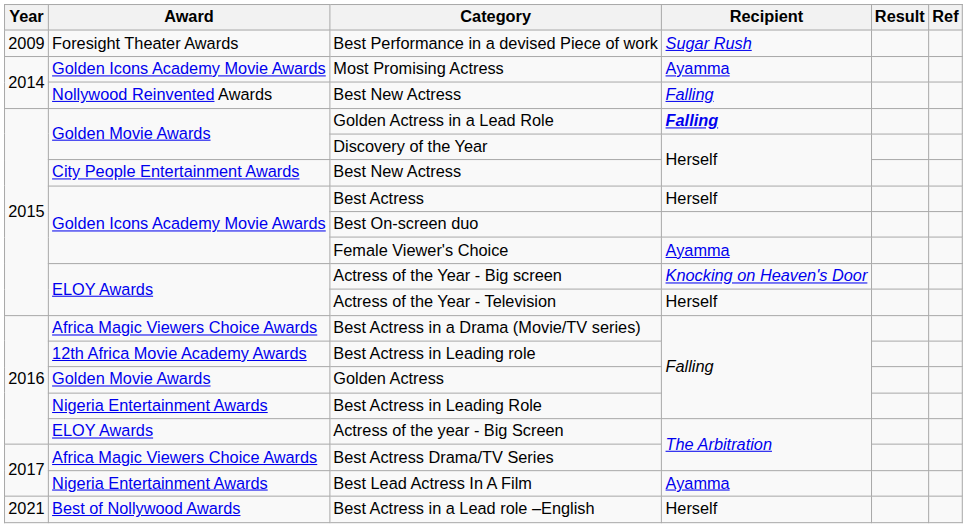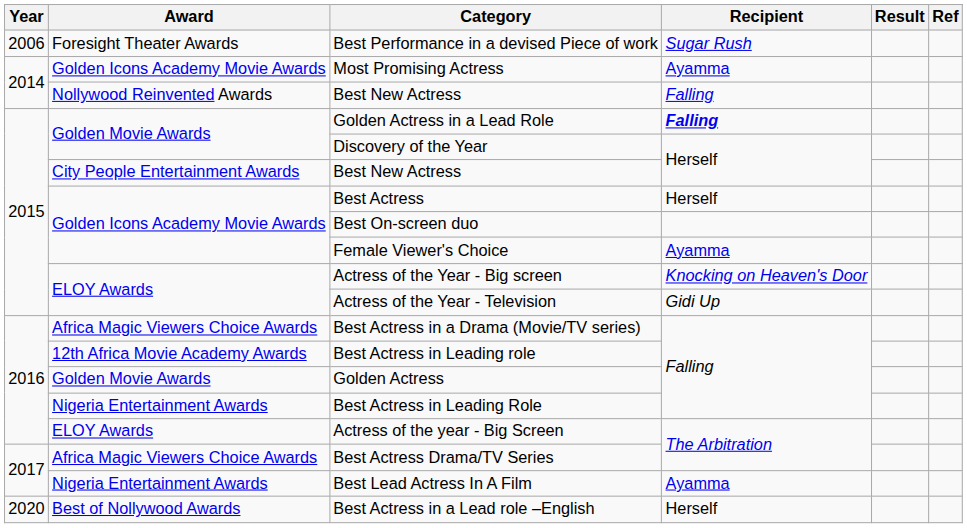(26, 43) 2009 -> (26, 43) 2006
(691, 302) Herself -> (693, 302) Gidi Up
(26, 509) 2021 -> (26, 509) 2020
